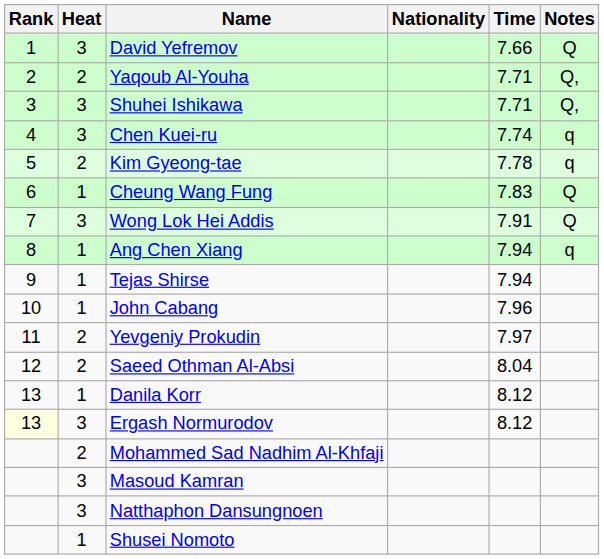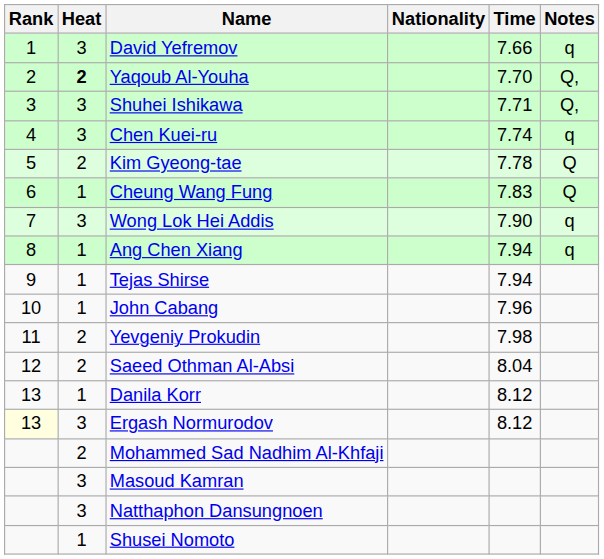(570, 47) Q -> (570, 47) q
(82, 76) normal -> (82, 76) bold
(515, 76) 7.71 -> (515, 76) 7.70
(570, 163) q -> (570, 163) Q
(515, 221) 7.91 -> (515, 221) 7.90
(570, 221) Q -> (570, 221) q
(515, 337) 7.97 -> (515, 337) 7.98
